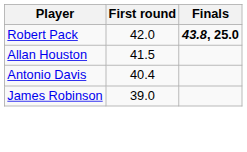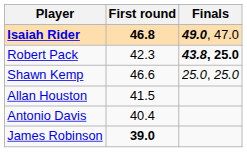+ row: (44, 34)
(142, 34) 42.0 -> (142, 55) 42.3
+ row: (45, 75)
(142, 95) normal -> (142, 136) bold
